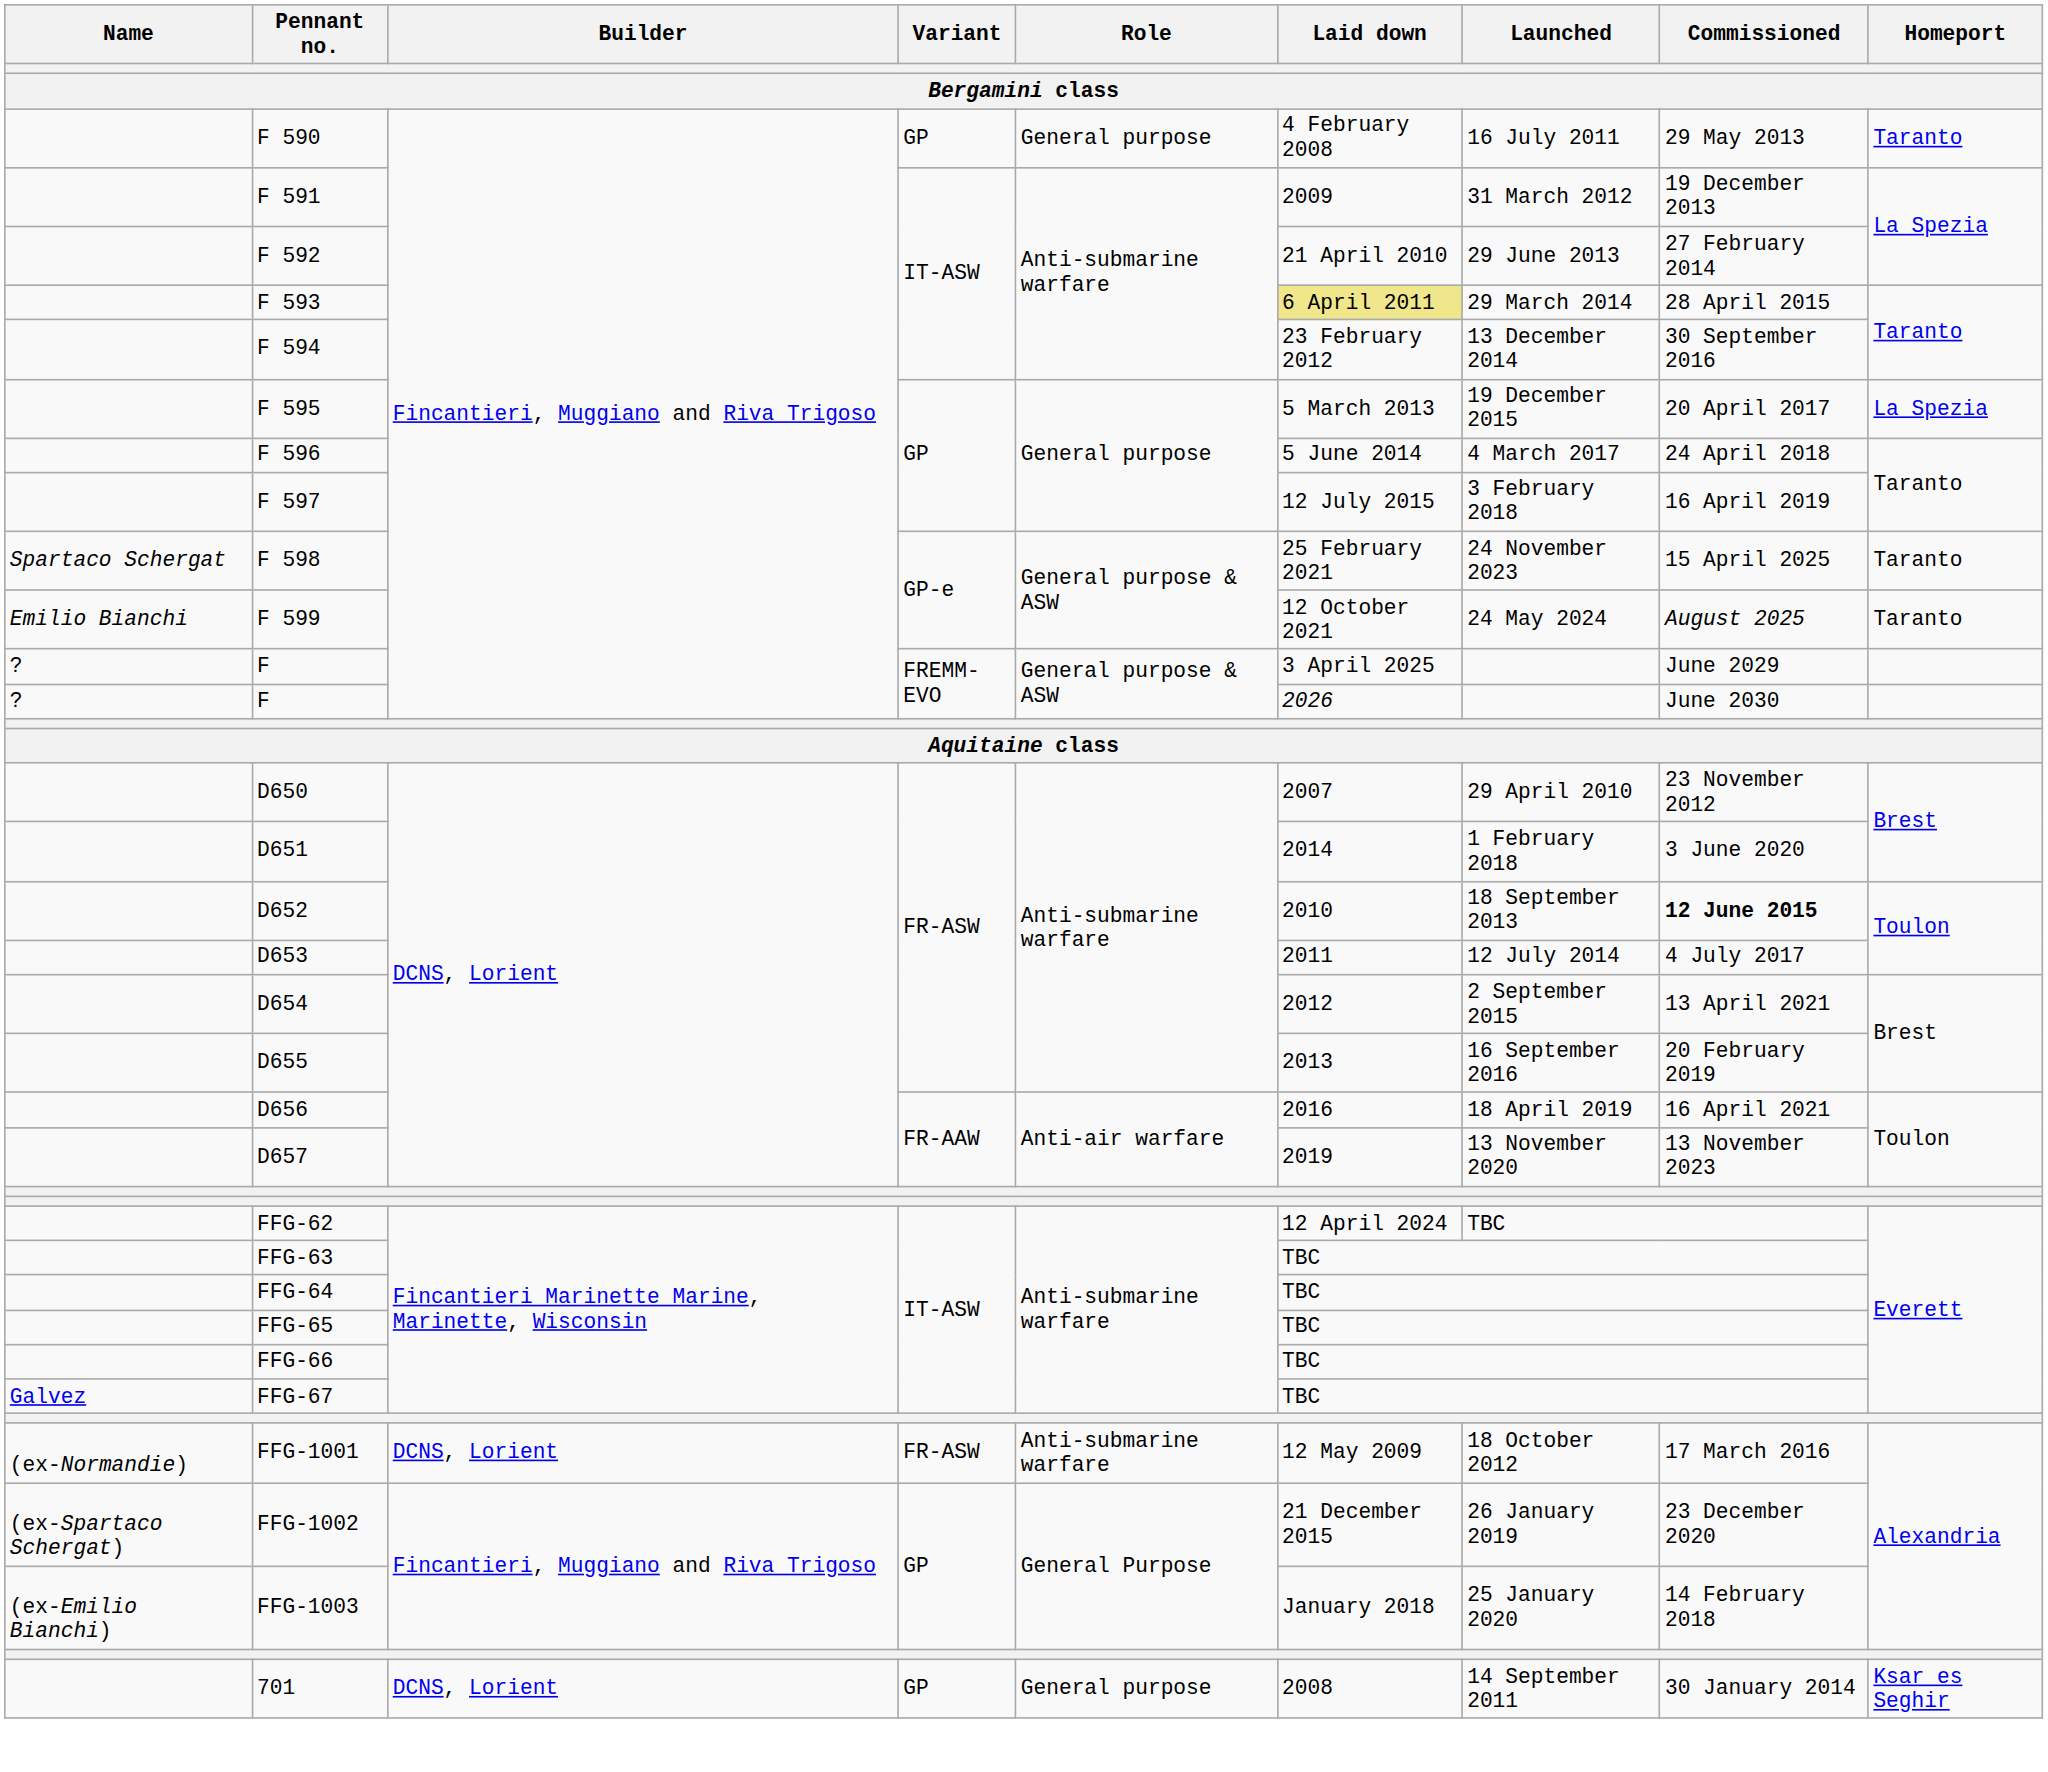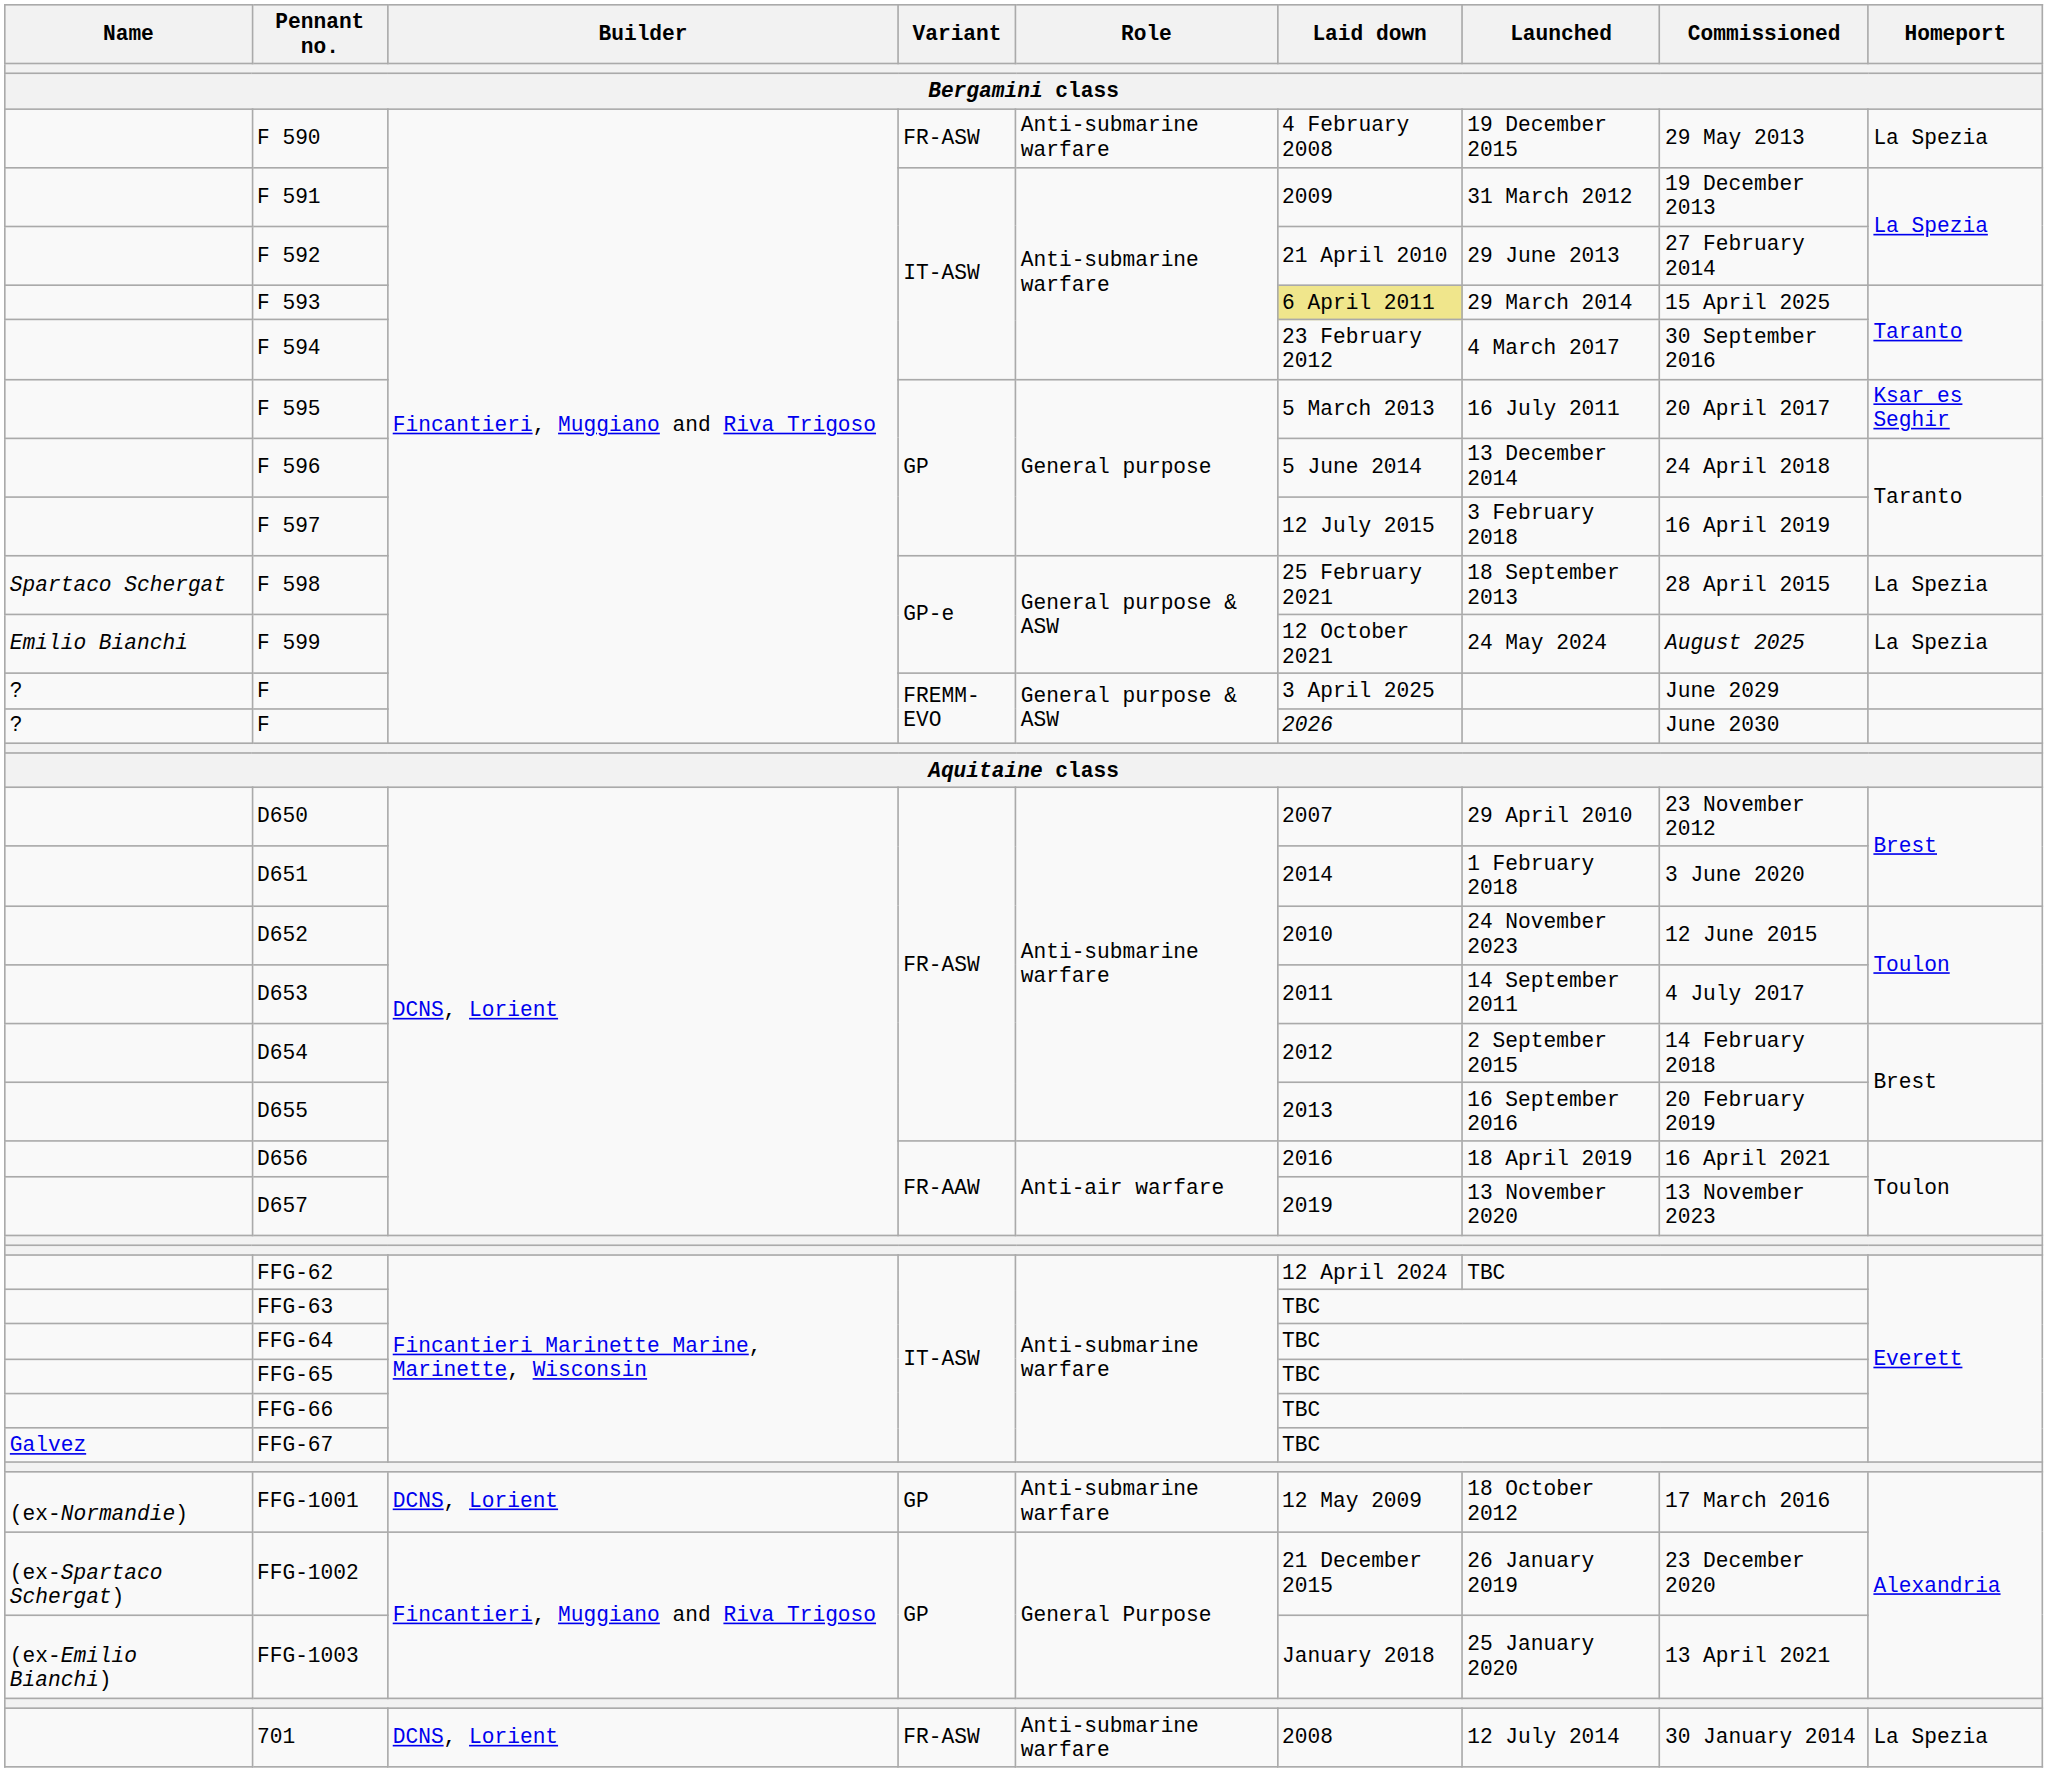(916, 138) GP -> (942, 138) FR‑ASW
(1116, 138) General purpose -> (1110, 138) Anti‑submarine warfare
(1543, 138) 16 July 2011 -> (1537, 138) 19 December 2015
(1918, 138) Taranto -> (1931, 138) La Spezia
(1748, 303) 28 April 2015 -> (1748, 303) 15 April 2025
(1537, 349) 13 December 2014 -> (1543, 349) 4 March 2017
(1537, 408) 19 December 2015 -> (1543, 408) 16 July 2011
(1931, 408) La Spezia -> (1918, 408) Ksar es Seghir
(1543, 455) 4 March 2017 -> (1537, 467) 13 December 2014
(1537, 561) 24 November 2023 -> (1543, 585) 18 September 2013
(1748, 561) 15 April 2025 -> (1748, 585) 28 April 2015
(1918, 561) Taranto -> (1931, 585) La Spezia
(1918, 620) Taranto -> (1931, 644) La Spezia
(1543, 911) 18 September 2013 -> (1537, 935) 24 November 2023
(1741, 911) bold -> (1741, 935) normal
(1543, 957) 12 July 2014 -> (1543, 994) 14 September 2011
(1748, 1004) 13 April 2021 -> (1735, 1053) 14 February 2018
(942, 1453) FR‑ASW -> (916, 1502) GP
(1735, 1608) 14 February 2018 -> (1748, 1657) 13 April 2021
(916, 1689) GP -> (942, 1738) FR‑ASW
(1116, 1689) General purpose -> (1110, 1738) Anti‑submarine warfare
(1543, 1689) 14 September 2011 -> (1543, 1738) 12 July 2014
(1918, 1689) Ksar es Seghir -> (1931, 1738) La Spezia
